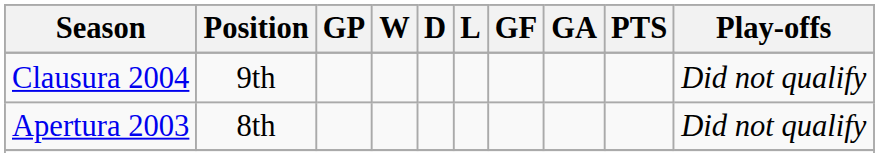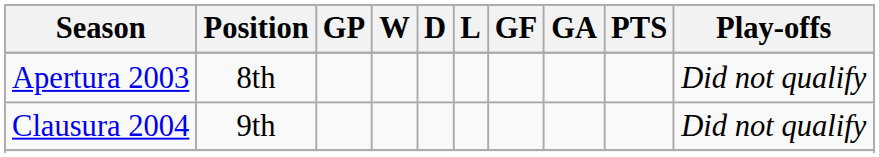rows swapped: (101, 125) <-> (101, 77)
